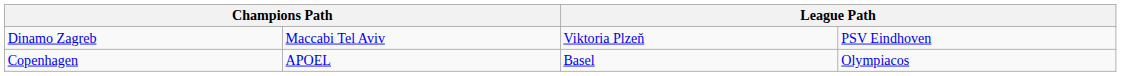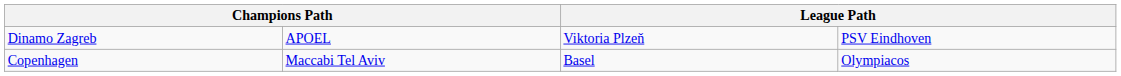(335, 37) Maccabi Tel Aviv -> (308, 37) APOEL
(308, 60) APOEL -> (335, 60) Maccabi Tel Aviv
